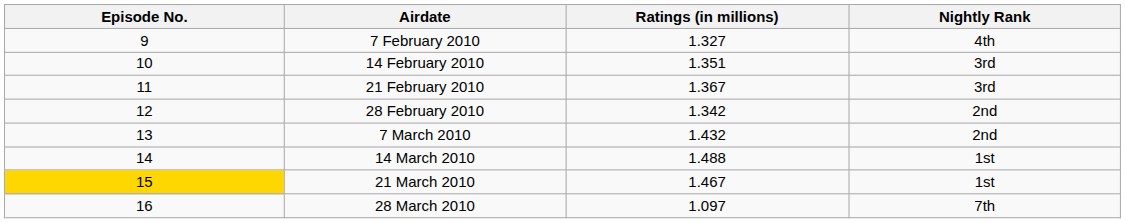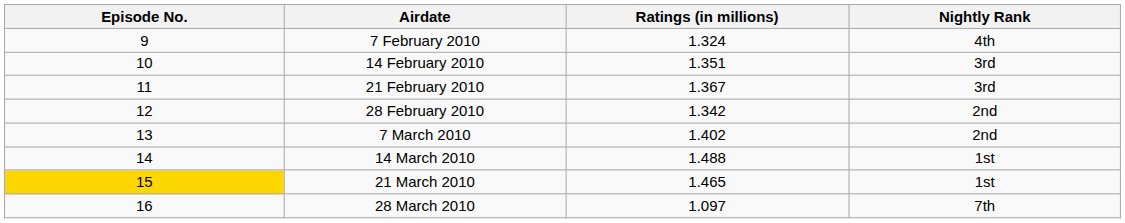(707, 40) 1.327 -> (707, 40) 1.324
(707, 135) 1.432 -> (707, 135) 1.402
(707, 182) 1.467 -> (707, 182) 1.465
